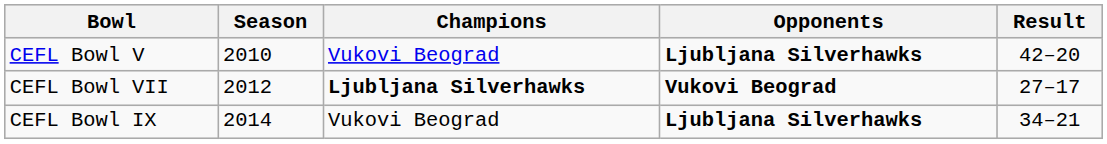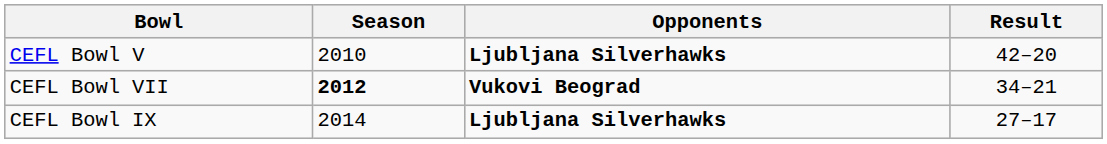- column: (492, 21)
(247, 88) normal -> (342, 88) bold
(1050, 88) 27–17 -> (1026, 88) 34–21
(1050, 121) 34–21 -> (1026, 121) 27–17
